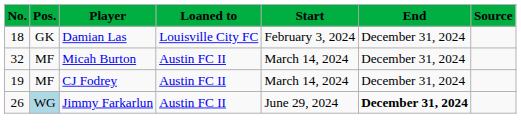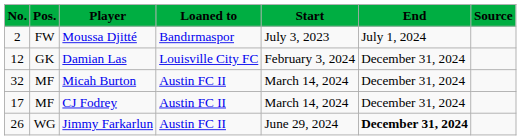+ row: (100, 37)
(17, 37) 18 -> (17, 59) 12
(17, 81) 19 -> (17, 102) 17
(45, 102) lightblue background -> (45, 124) no background
